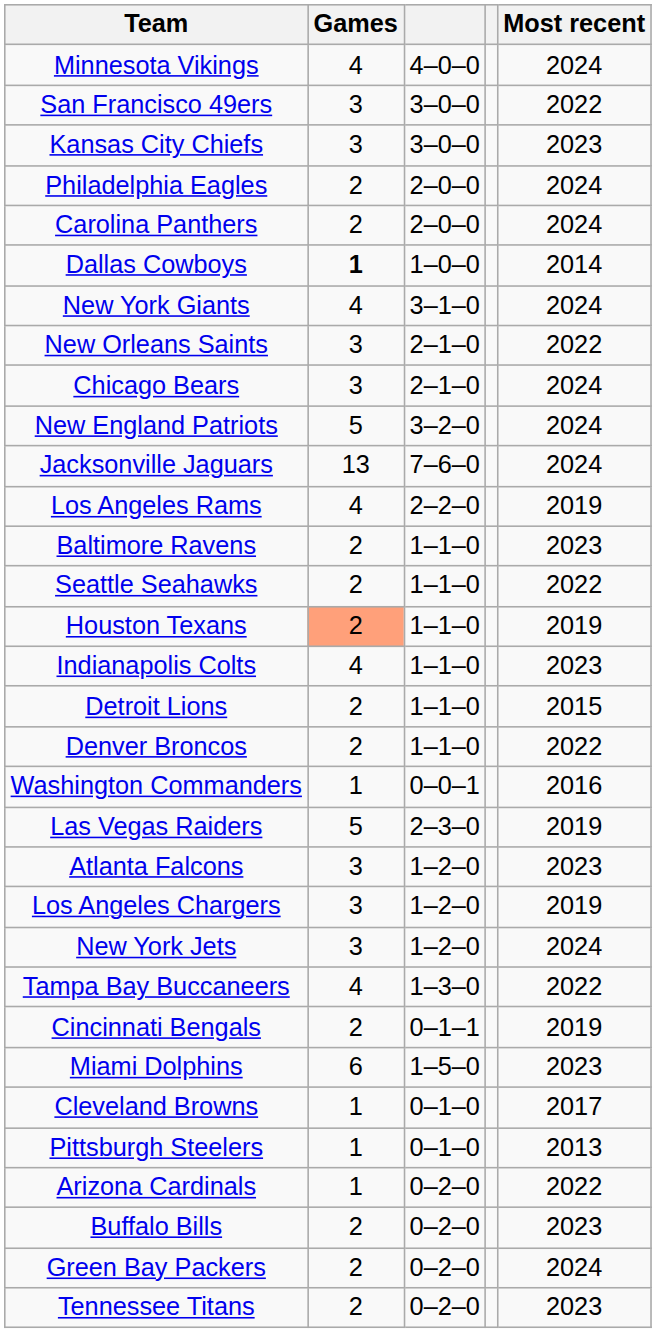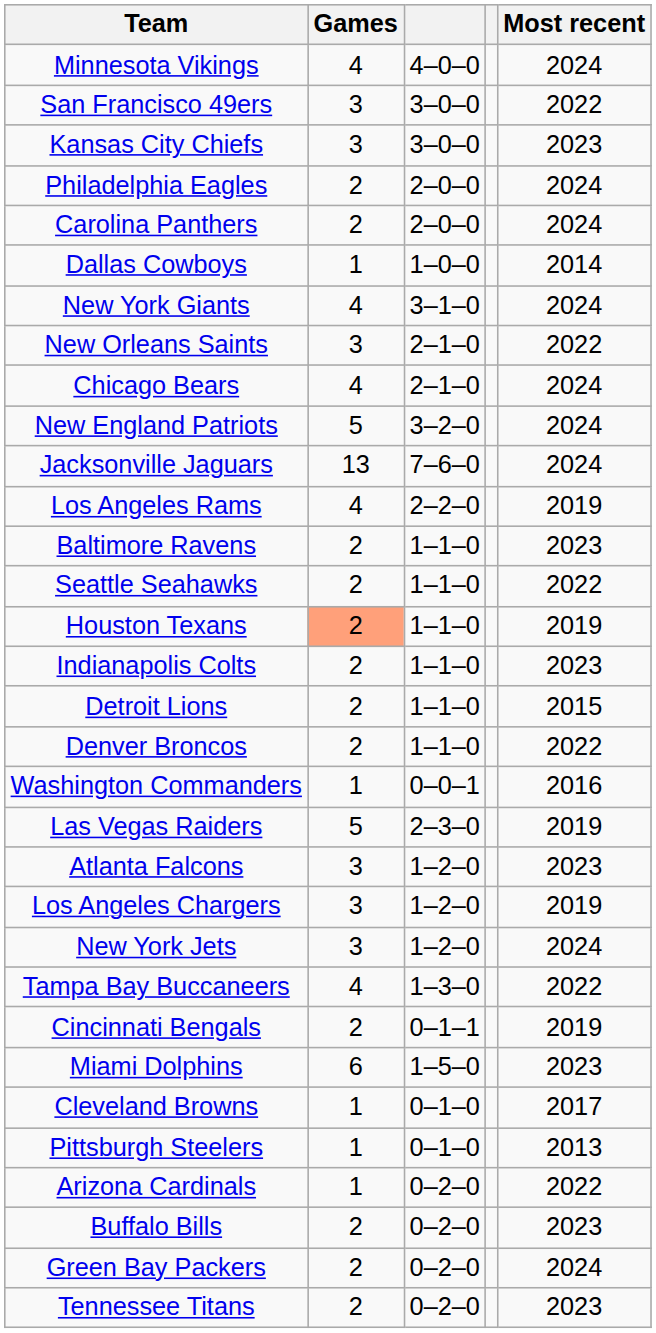(356, 265) bold -> (356, 265) normal
(356, 385) 3 -> (356, 385) 4
(356, 666) 4 -> (356, 666) 2
